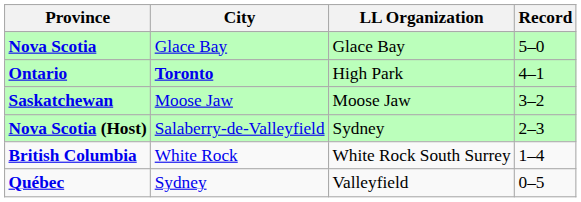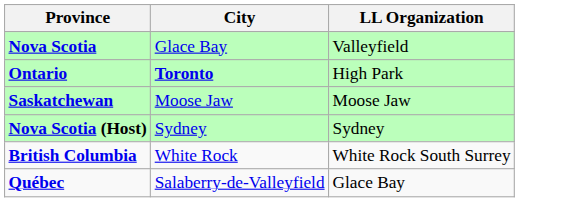- column: (545, 18)
(369, 45) Glace Bay -> (370, 45) Valleyfield
(240, 127) Salaberry-de-Valleyfield -> (181, 127) Sydney
(181, 182) Sydney -> (240, 182) Salaberry-de-Valleyfield
(370, 182) Valleyfield -> (369, 182) Glace Bay
